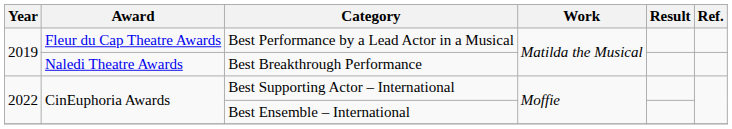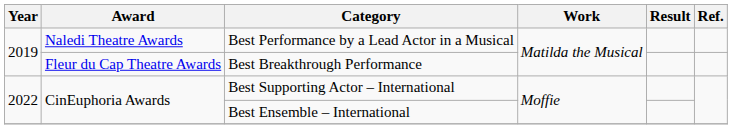(133, 40) Fleur du Cap Theatre Awards -> (114, 40) Naledi Theatre Awards
(114, 64) Naledi Theatre Awards -> (133, 64) Fleur du Cap Theatre Awards
